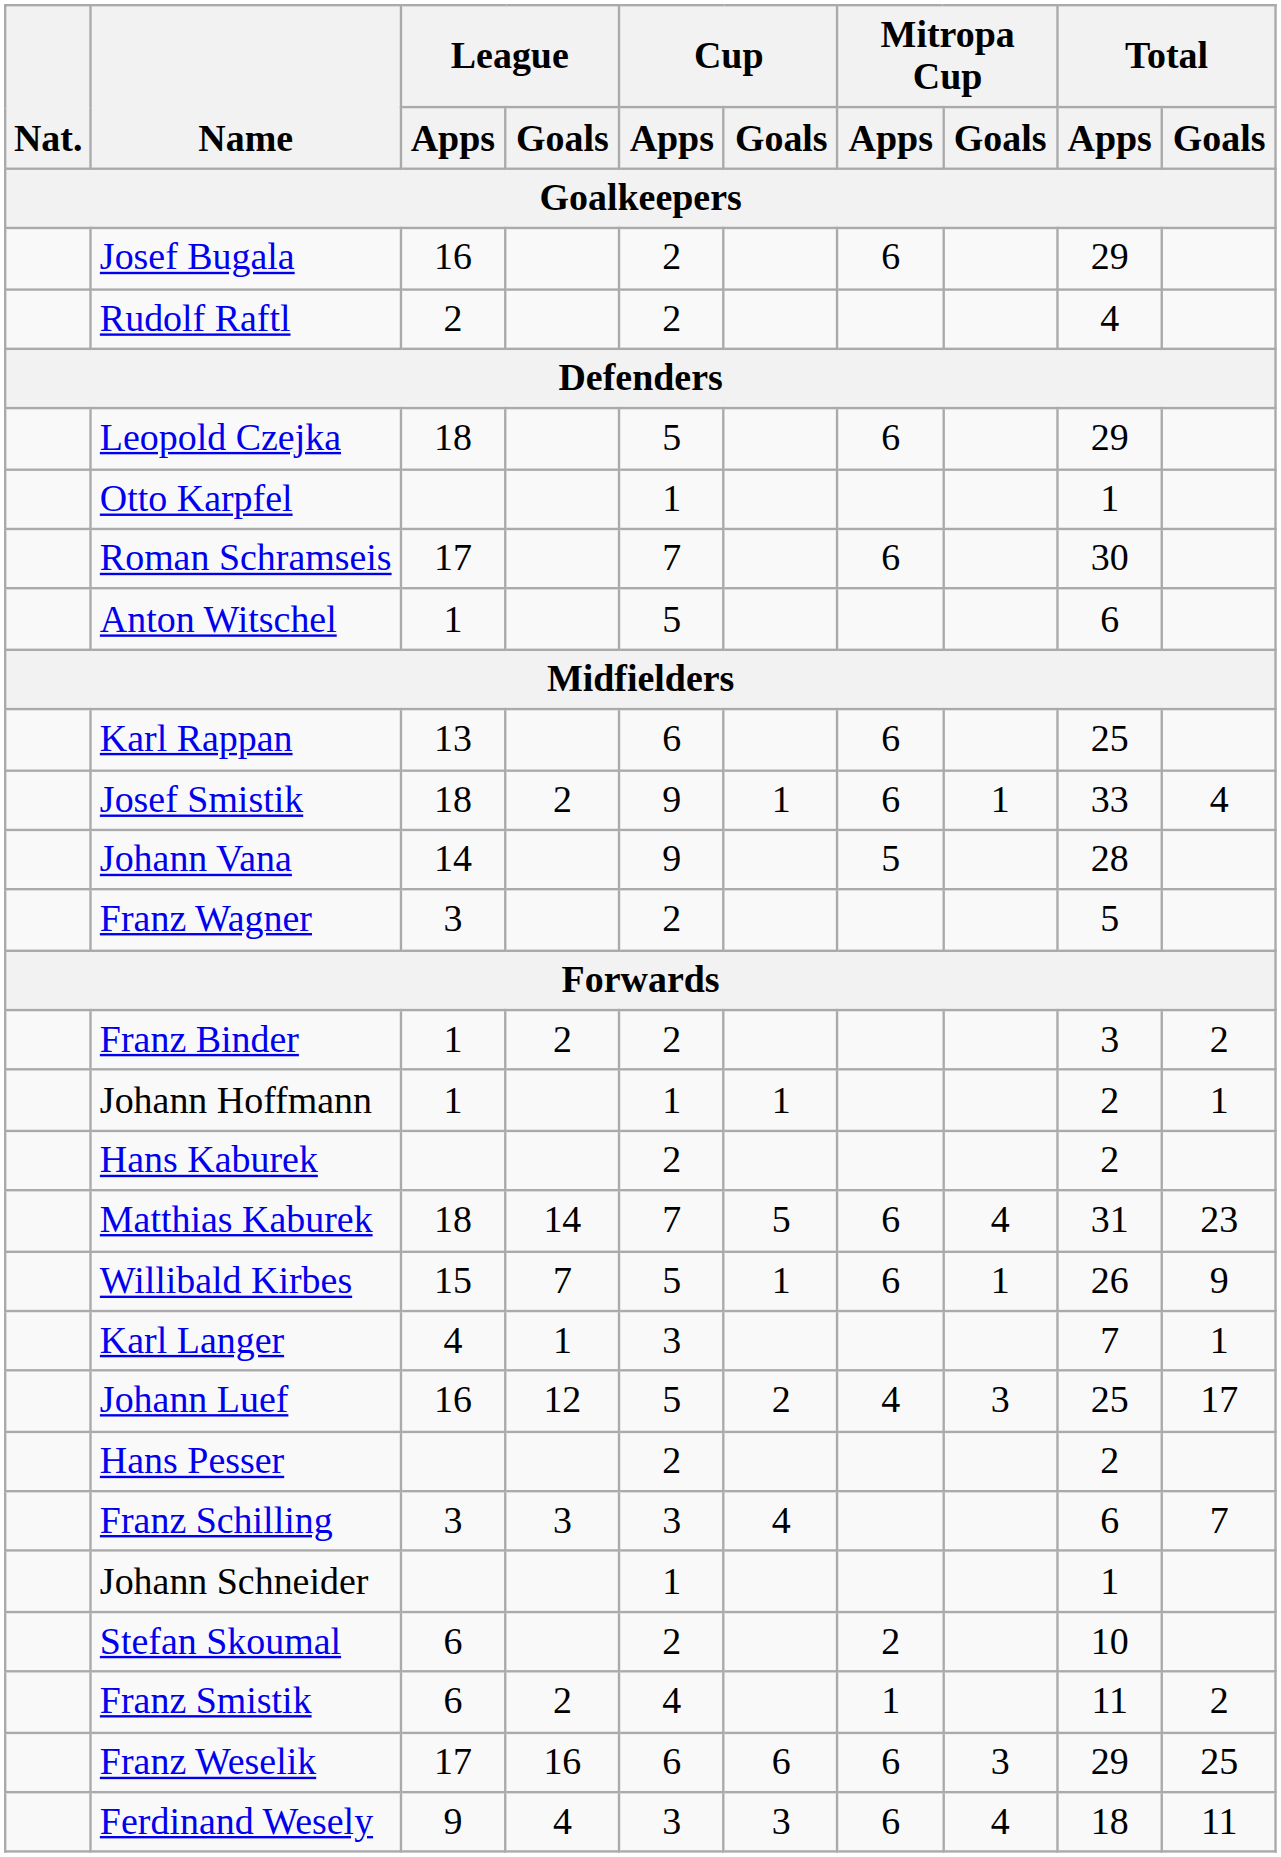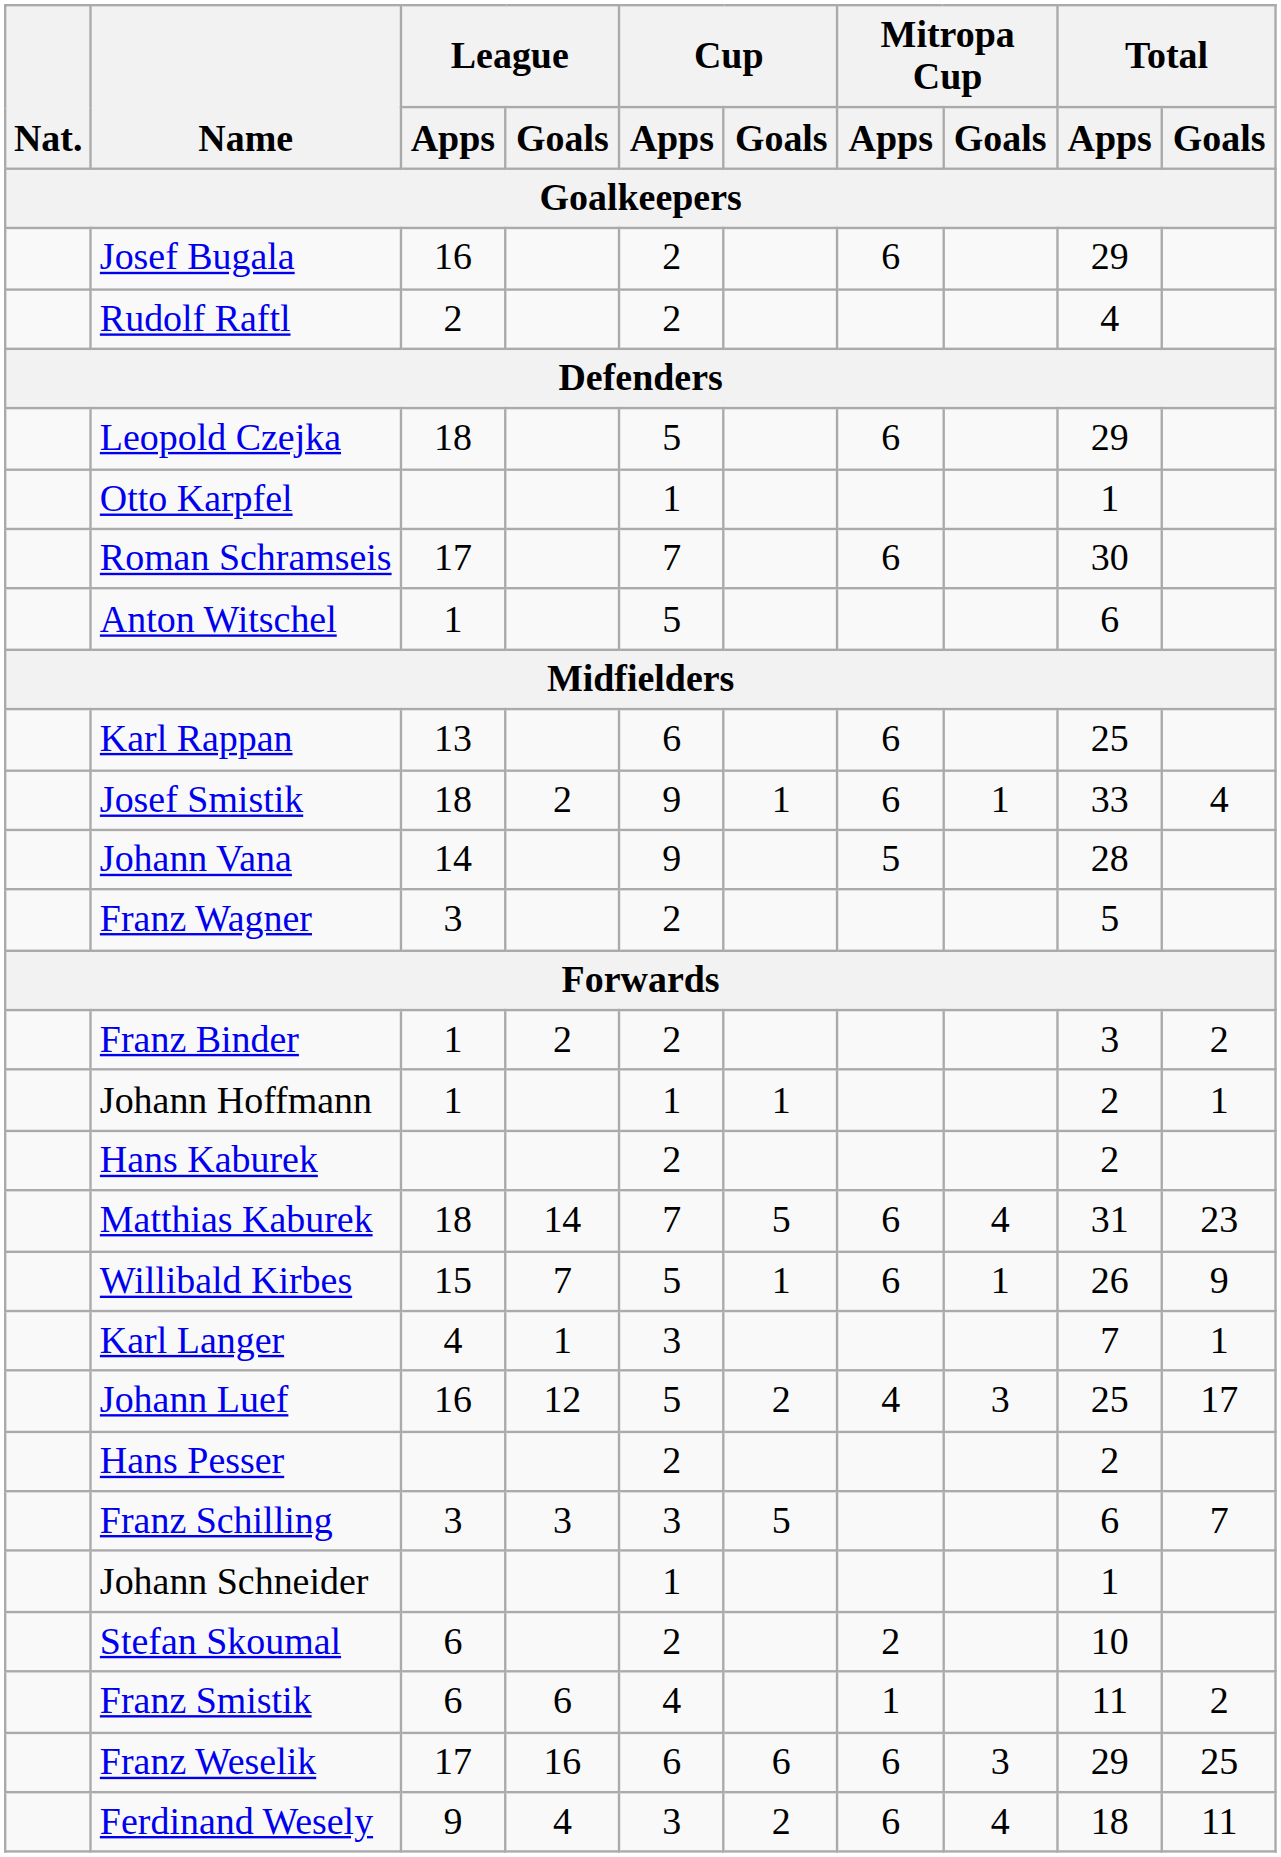(781, 1520) 4 -> (781, 1520) 5
(562, 1700) 2 -> (562, 1700) 6
(781, 1821) 3 -> (781, 1821) 2
